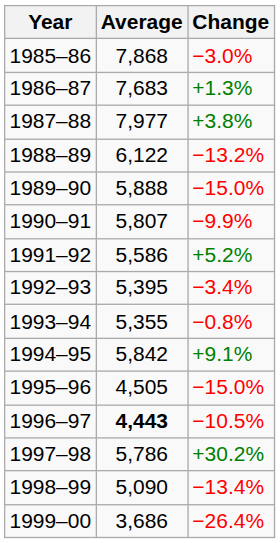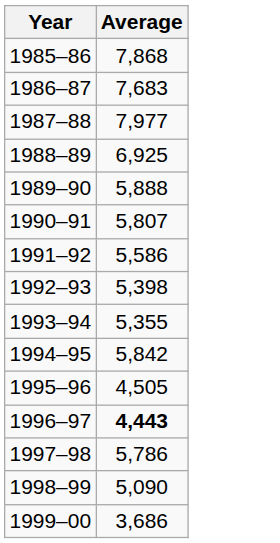- column: (231, 22)
(142, 155) 6,122 -> (142, 155) 6,925
(142, 288) 5,395 -> (142, 288) 5,398
